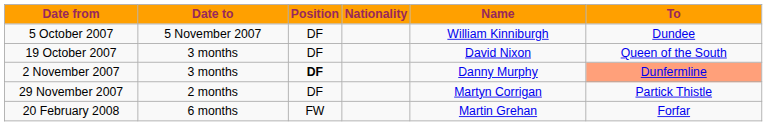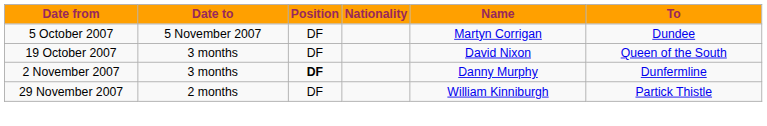(498, 34) William Kinniburgh -> (498, 34) Martyn Corrigan
(674, 72) lightsalmon background -> (674, 72) no background
(498, 92) Martyn Corrigan -> (498, 92) William Kinniburgh
- row: (71, 111)
